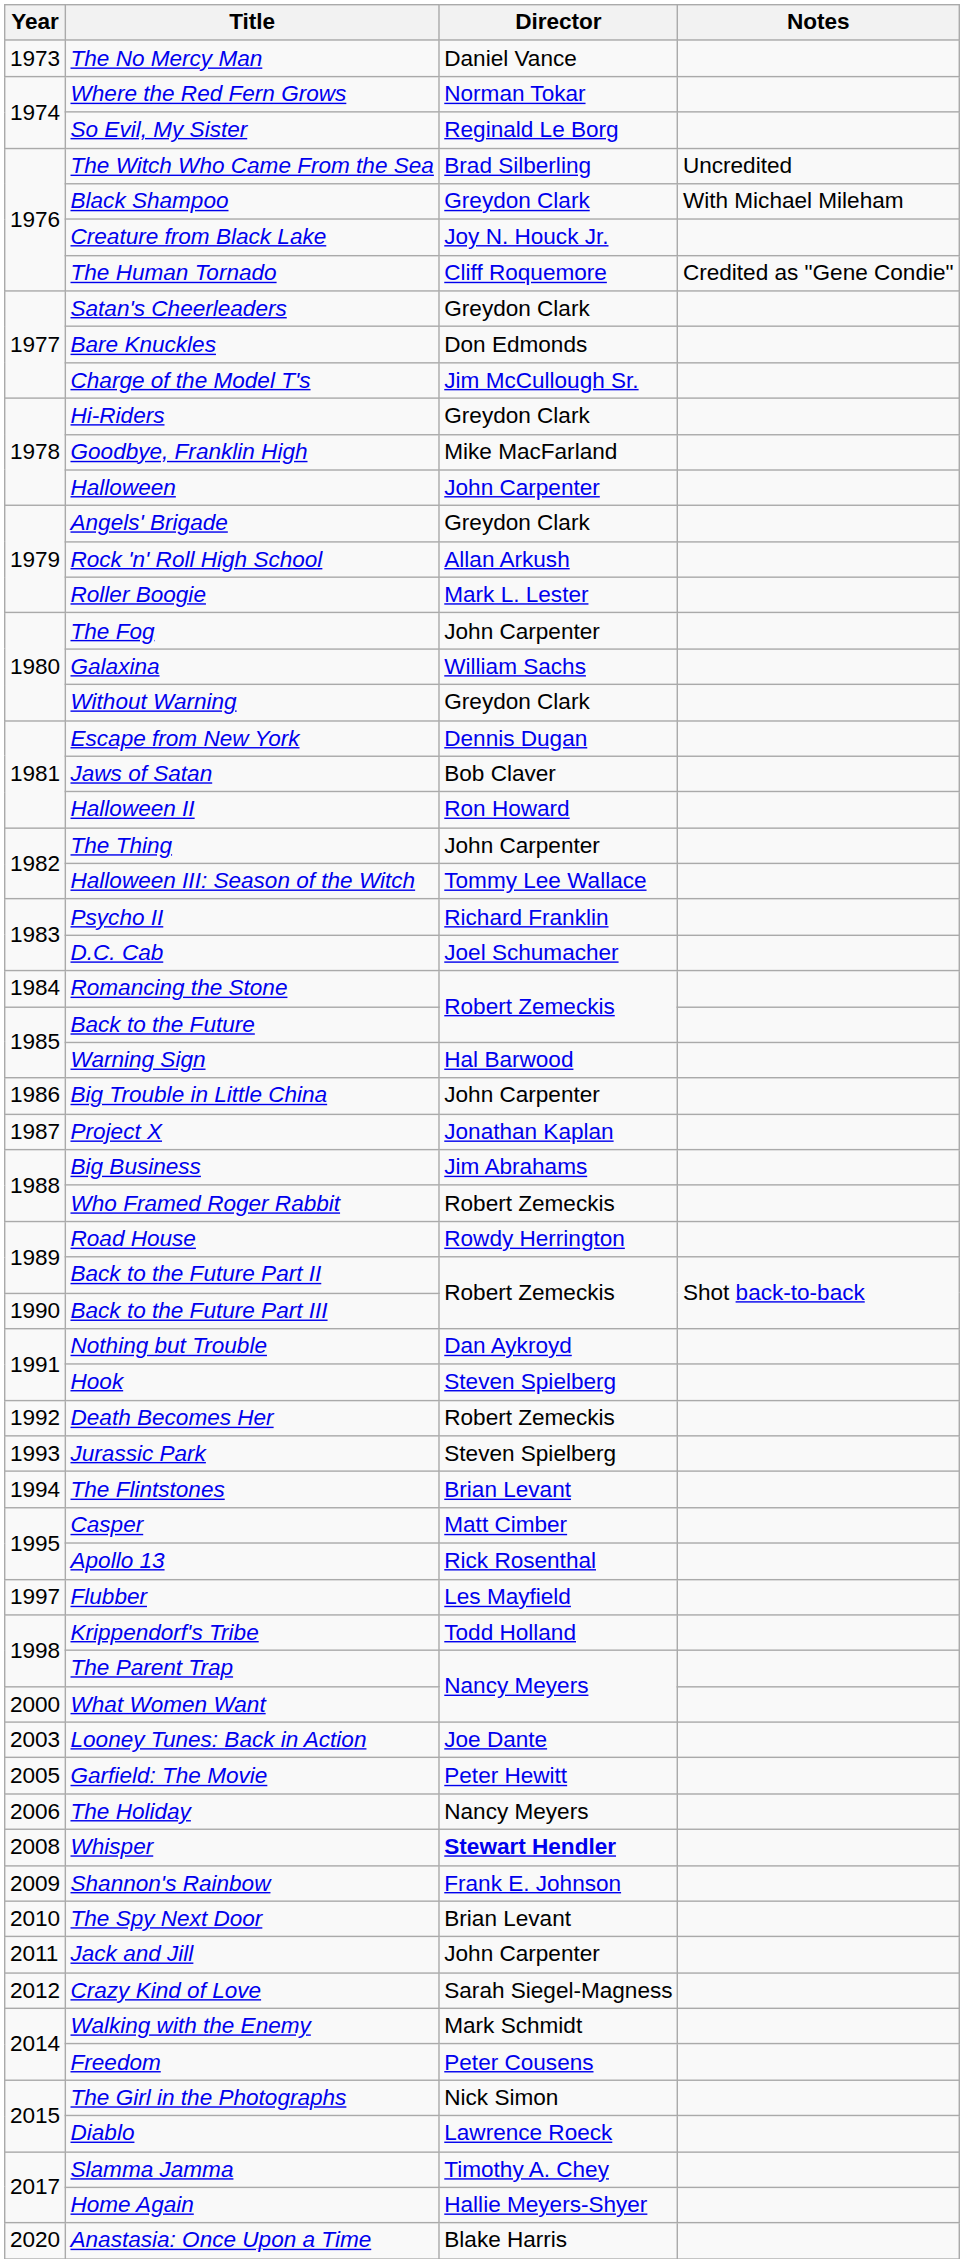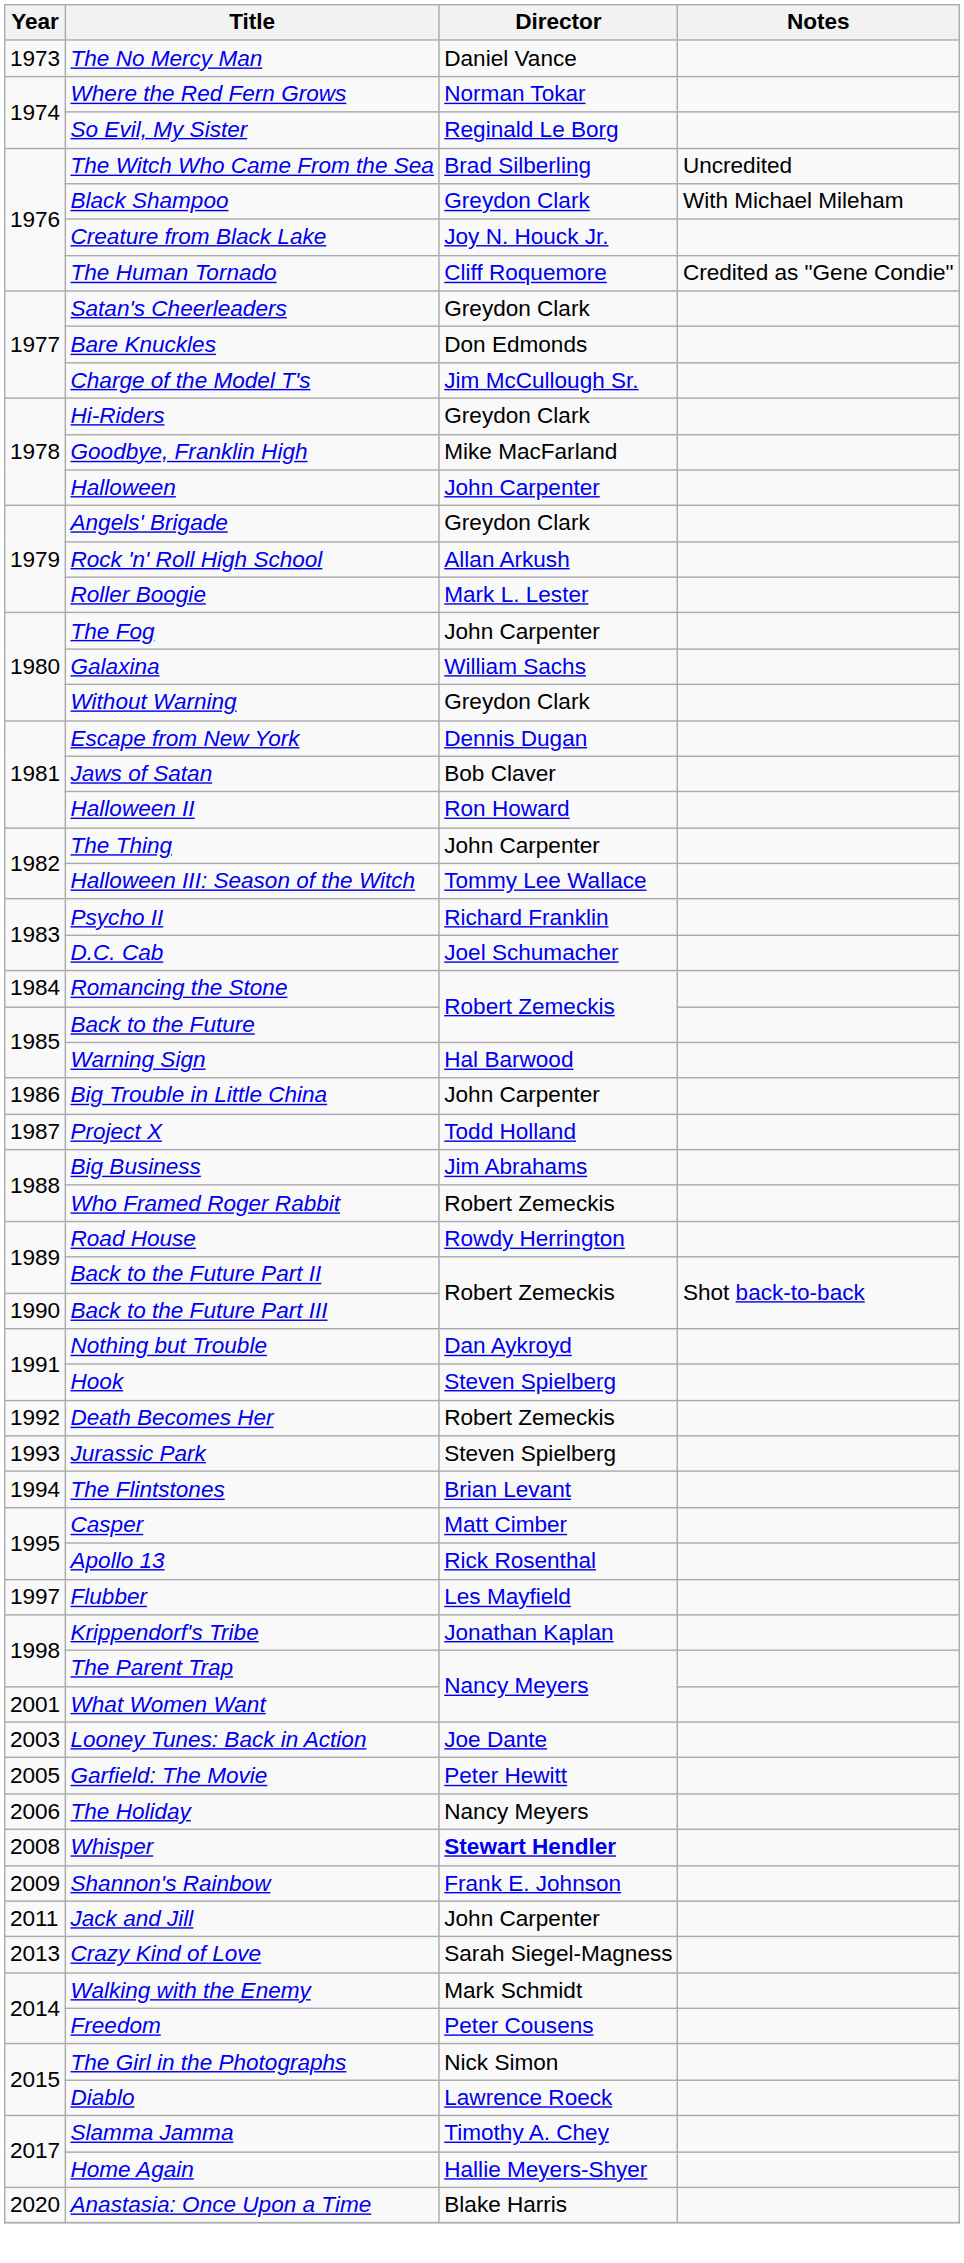(529, 1131) Jonathan Kaplan -> (510, 1131) Todd Holland
(510, 1632) Todd Holland -> (529, 1632) Jonathan Kaplan
(35, 1703) 2000 -> (35, 1703) 2001
- row: (166, 1918)
(35, 1990) 2012 -> (35, 1954) 2013
